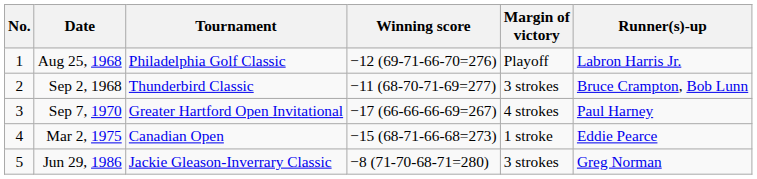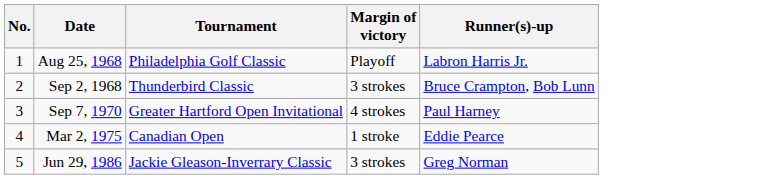- column: (423, 26)
